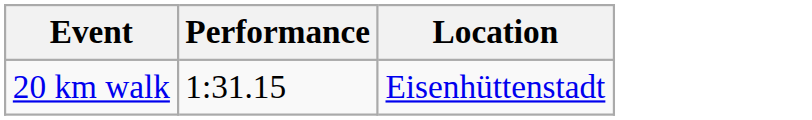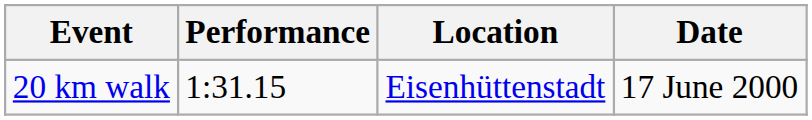+ column: (710, 32)
